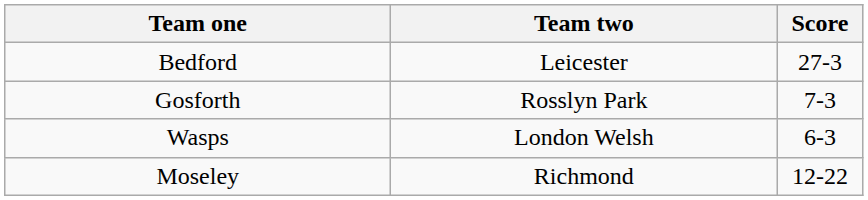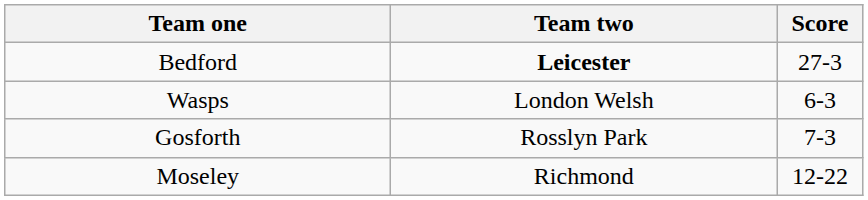(584, 61) normal -> (584, 61) bold
rows swapped: (198, 137) <-> (198, 99)
